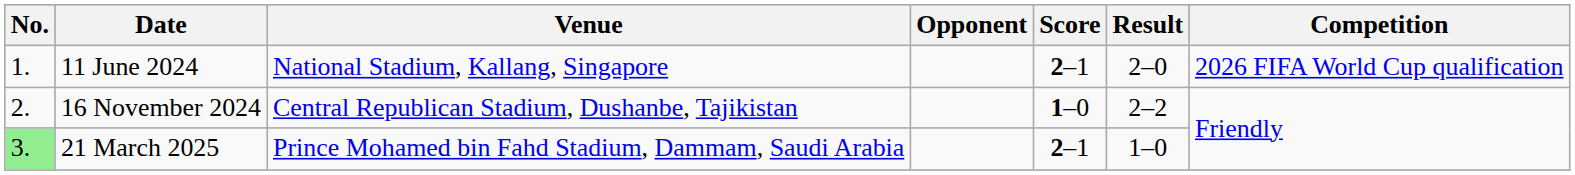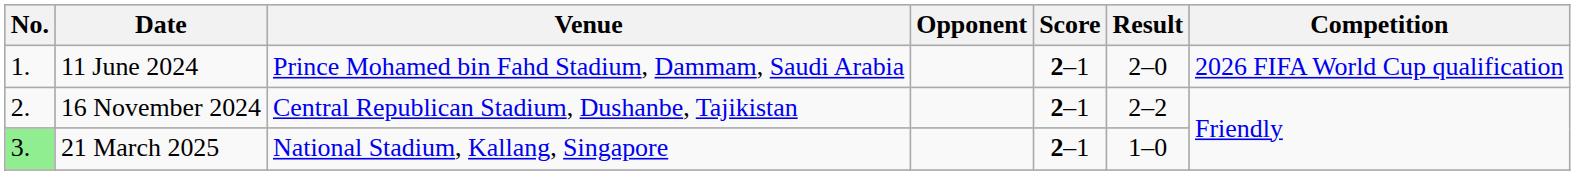(471, 66) National Stadium, Kallang, Singapore -> (589, 66) Prince Mohamed bin Fahd Stadium, Dammam, Saudi Arabia
(1070, 107) 1–0 -> (1070, 107) 2–1
(589, 148) Prince Mohamed bin Fahd Stadium, Dammam, Saudi Arabia -> (471, 148) National Stadium, Kallang, Singapore
